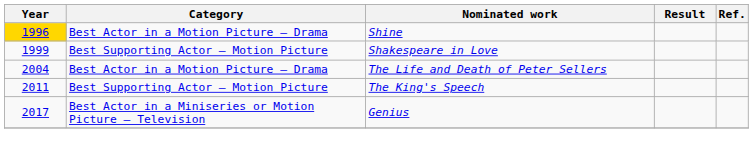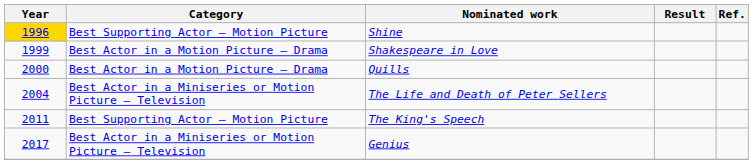(198, 32) Best Actor in a Motion Picture – Drama -> (198, 32) Best Supporting Actor – Motion Picture
(198, 51) Best Supporting Actor – Motion Picture -> (198, 51) Best Actor in a Motion Picture – Drama
+ row: (389, 69)
(198, 69) Best Actor in a Motion Picture – Drama -> (192, 94) Best Actor in a Miniseries or Motion Picture – Television
